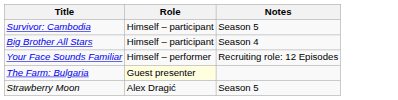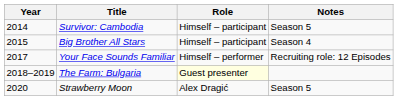+ column: (31, 12)
